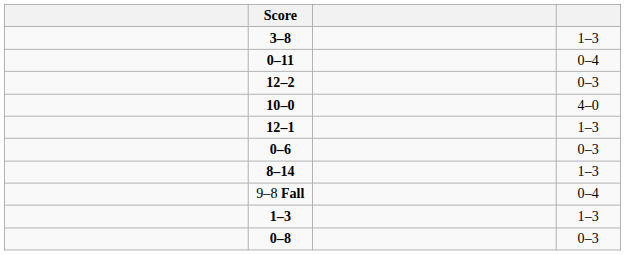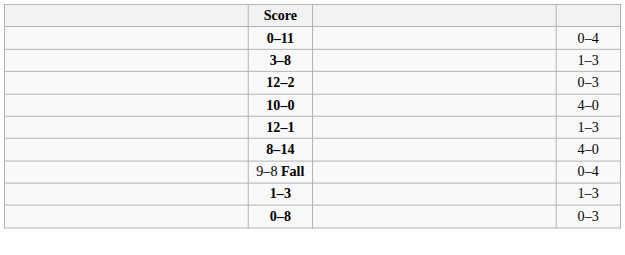rows swapped: (280, 37) <-> (280, 60)
- row: (280, 149)
(588, 171) 1–3 -> (588, 149) 4–0
